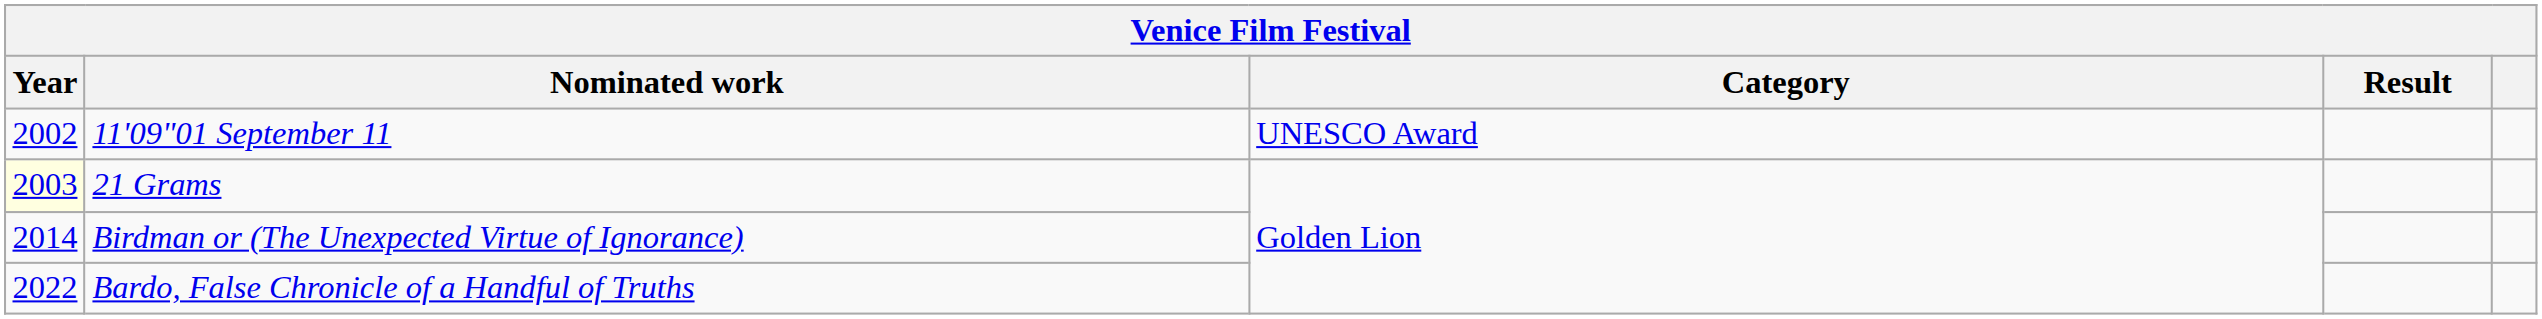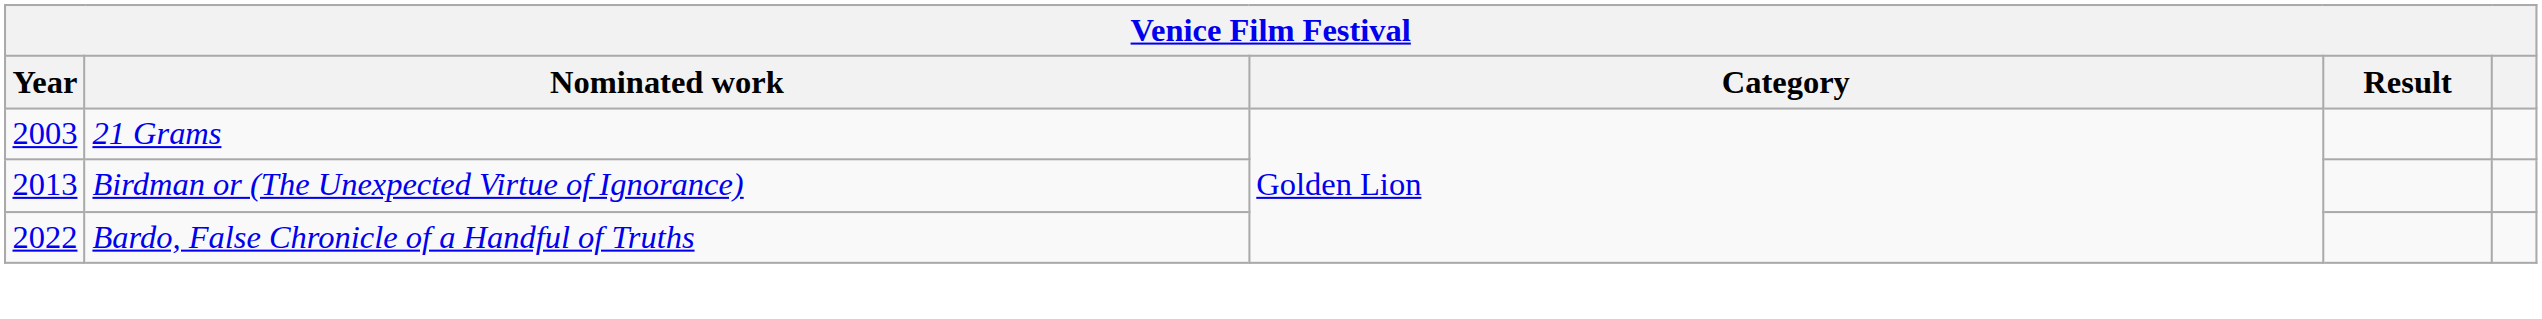- row: (242, 133)
(45, 184) lightyellow background -> (45, 133) no background
(45, 236) 2014 -> (45, 184) 2013
